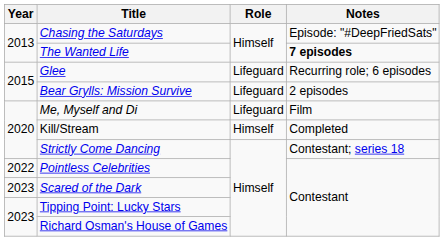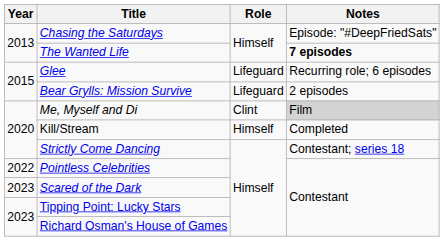(258, 110) Lifeguard -> (245, 110) Clint
(301, 110) no background -> (301, 110) lightgrey background
